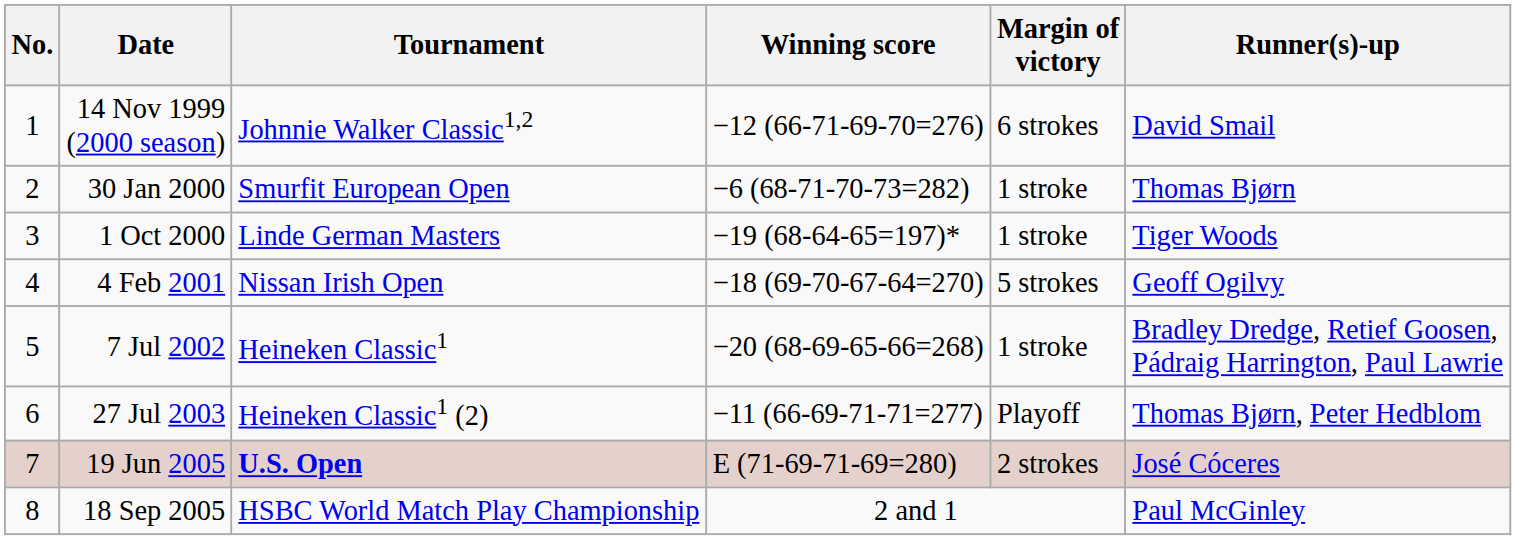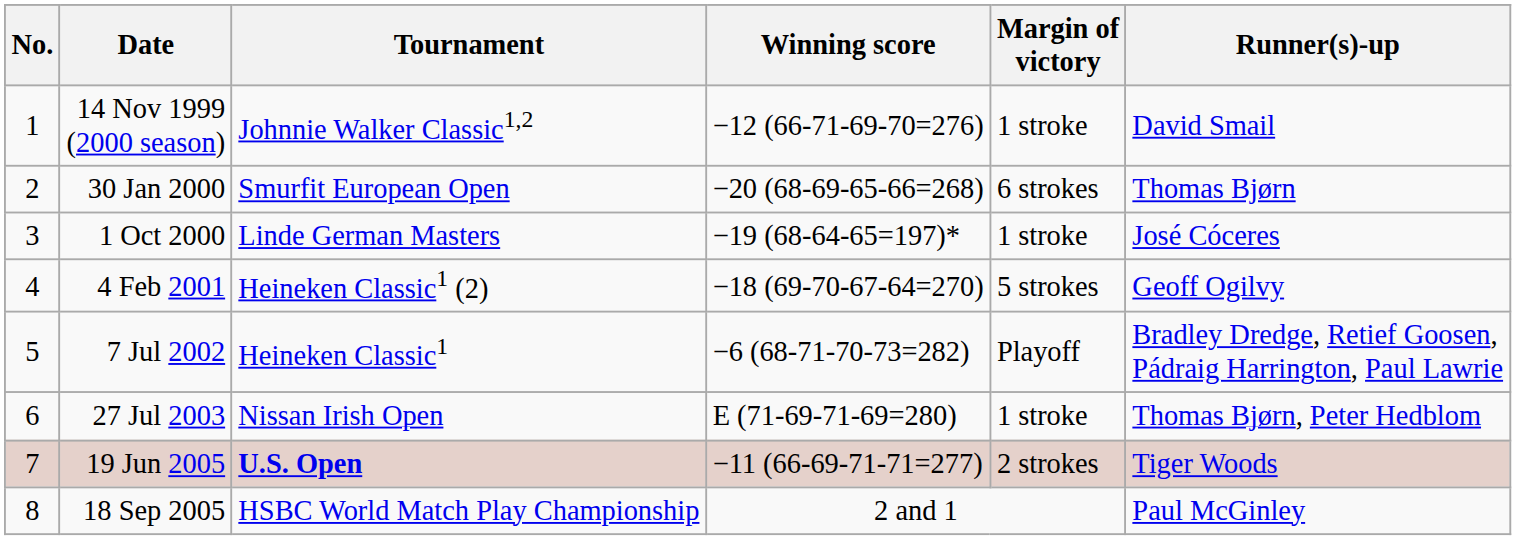(1048, 125) 6 strokes -> (1042, 125) 1 stroke
(841, 189) −6 (68-71-70-73=282) -> (848, 189) −20 (68-69-65-66=268)
(1042, 189) 1 stroke -> (1048, 189) 6 strokes
(1205, 236) Tiger Woods -> (1206, 236) José Cóceres
(341, 282) Nissan Irish Open -> (363, 285) Heineken Classic1 (2)
(848, 346) −20 (68-69-65-66=268) -> (841, 352) −6 (68-71-70-73=282)
(1042, 346) 1 stroke -> (1038, 352) Playoff
(363, 413) Heineken Classic1 (2) -> (341, 416) Nissan Irish Open
(848, 413) −11 (66-69-71-71=277) -> (835, 416) E (71-69-71-69=280)
(1038, 413) Playoff -> (1042, 416) 1 stroke
(835, 462) E (71-69-71-69=280) -> (848, 462) −11 (66-69-71-71=277)
(1206, 462) José Cóceres -> (1205, 462) Tiger Woods
